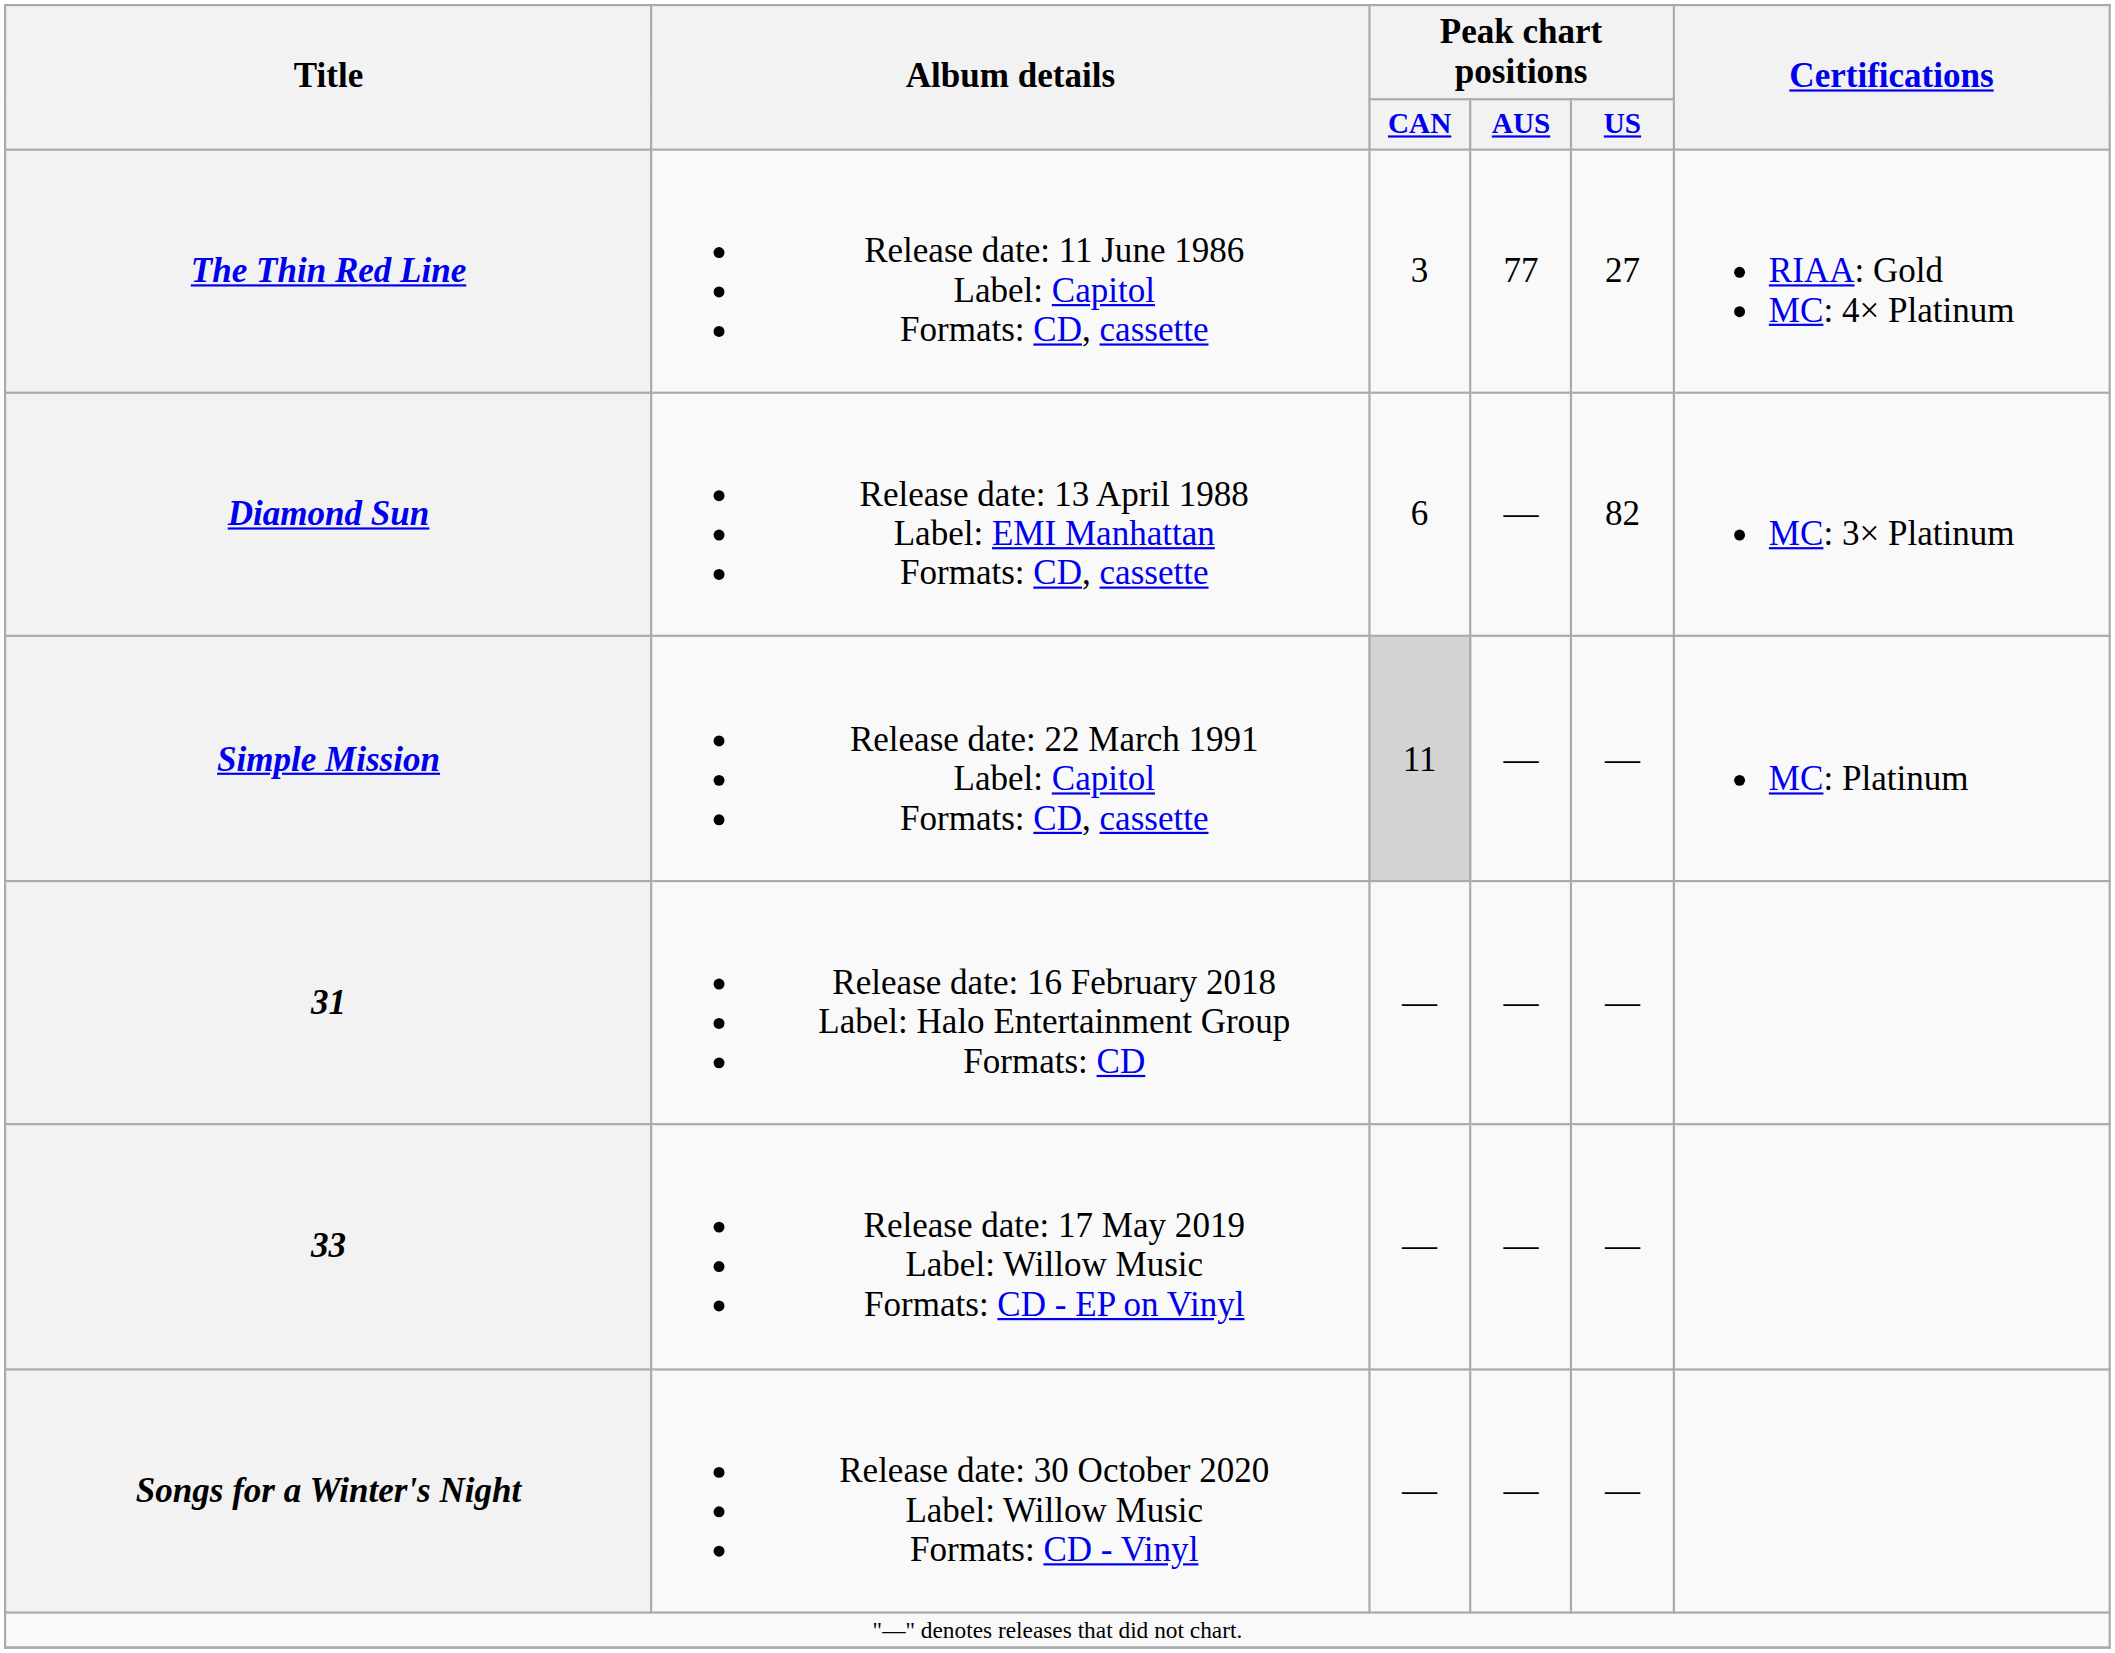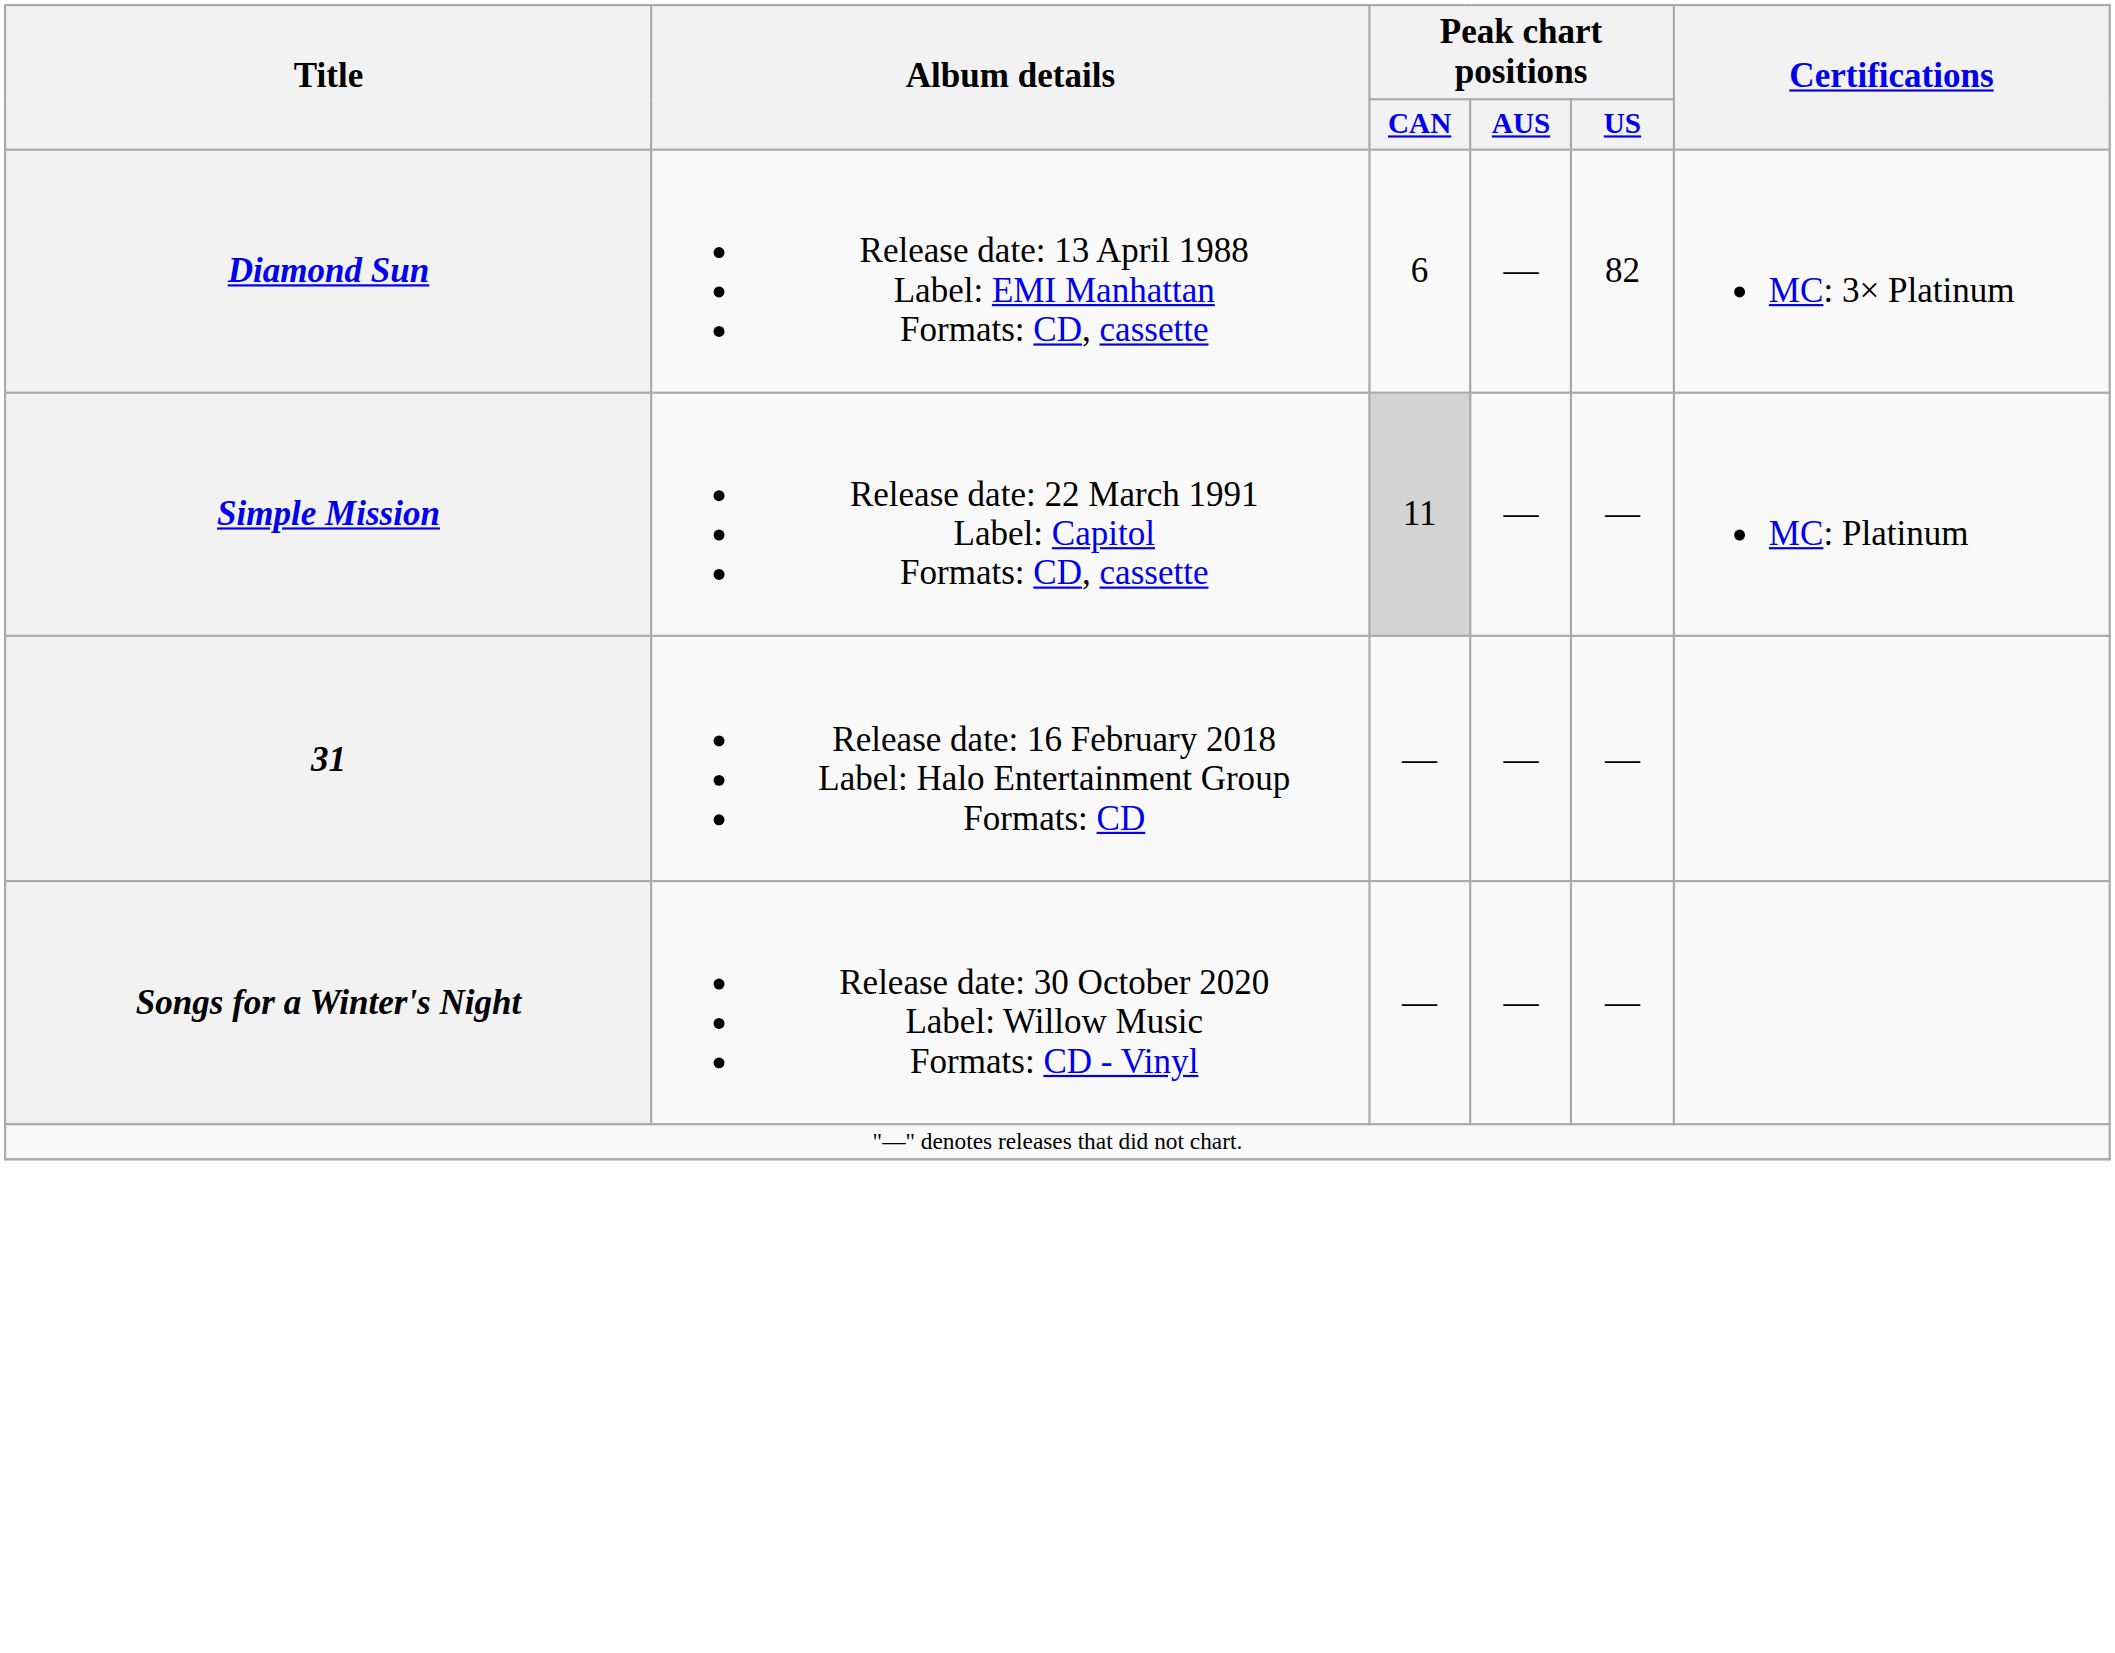- row: (329, 270)
- row: (329, 1245)
